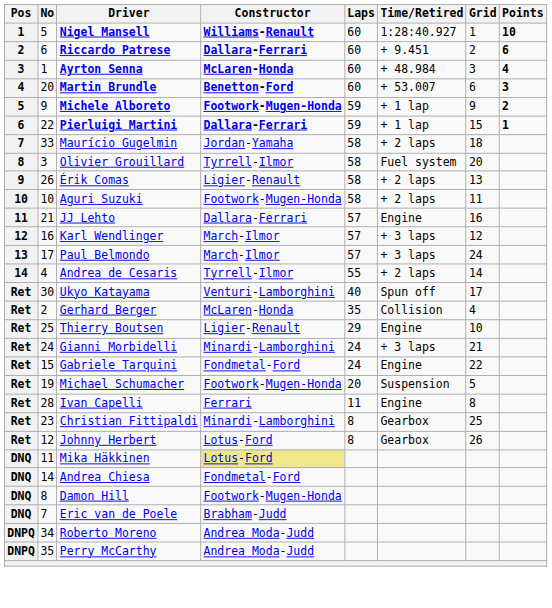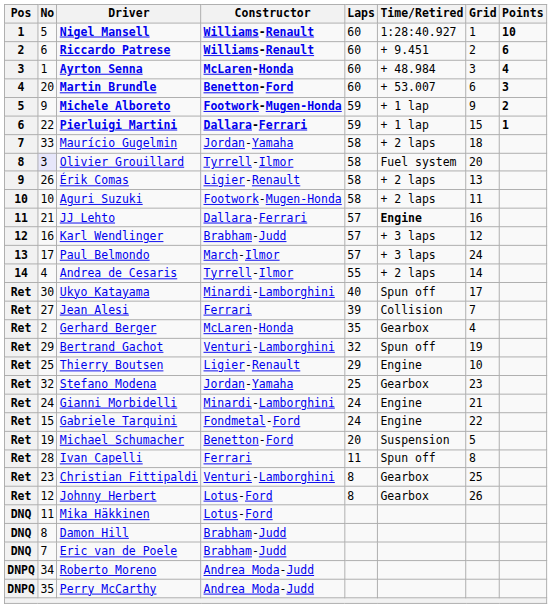(255, 51) Dallara-Ferrari -> (259, 51) Williams-Renault
(44, 162) no background -> (44, 162) lavender background
(401, 218) normal -> (401, 218) bold
(242, 237) March-Ilmor -> (245, 237) Brabham-Judd
(269, 292) Venturi-Lamborghini -> (269, 292) Minardi-Lamborghini
+ row: (94, 311)
(412, 311) Collision -> (405, 329) Gearbox
+ row: (112, 348)
+ row: (108, 385)
(408, 348) + 3 laps -> (401, 403) Engine
(273, 385) Footwork-Mugen-Honda -> (248, 441) Benetton-Ford
(401, 403) Engine -> (408, 459) Spun off
(269, 422) Minardi-Lamborghini -> (269, 478) Venturi-Lamborghini
(238, 459) khaki background -> (238, 515) no background
- row: (105, 478)
(273, 496) Footwork-Mugen-Honda -> (245, 533) Brabham-Judd
